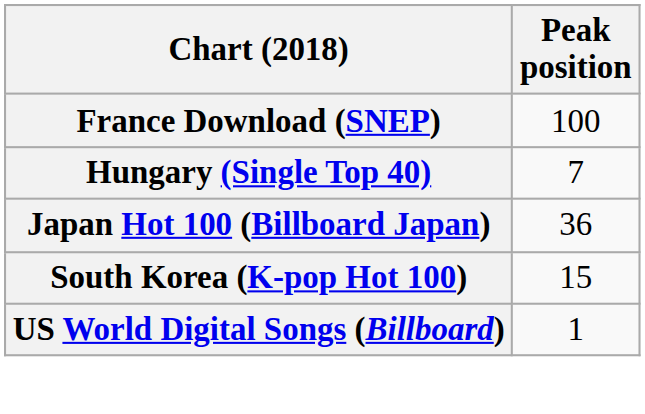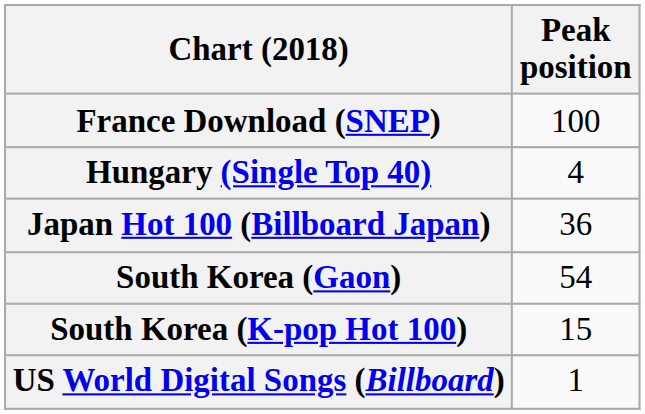(576, 172) 7 -> (576, 172) 4
+ row: (259, 276)
